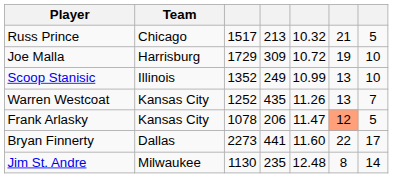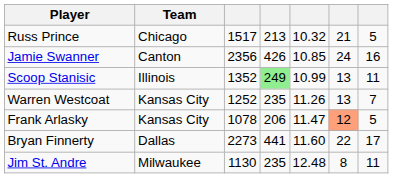- row: (36, 57)
+ row: (53, 57)
(275, 78) no background -> (275, 78) lightgreen background
(373, 78) 10 -> (373, 78) 11
(275, 99) 435 -> (275, 99) 235
(373, 162) 14 -> (373, 162) 11
